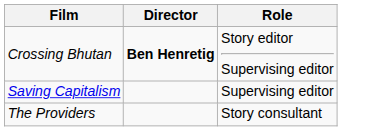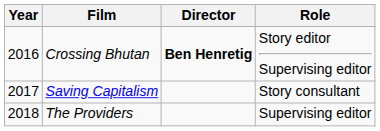+ column: (23, 15)
(277, 92) Supervising editor -> (309, 92) Story consultant
(271, 114) Story consultant -> (315, 114) Supervising editor
